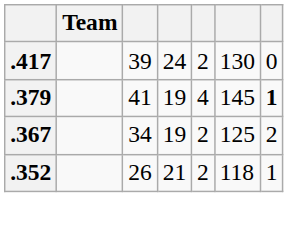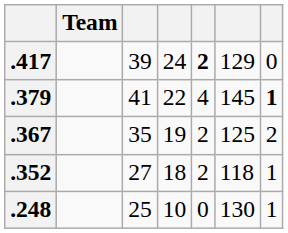(203, 60) normal -> (203, 60) bold
(237, 60) 130 -> (237, 60) 129
(174, 97) 19 -> (174, 97) 22
(140, 135) 34 -> (140, 135) 35
(140, 172) 26 -> (140, 172) 27
(174, 172) 21 -> (174, 172) 18
+ row: (31, 209)
